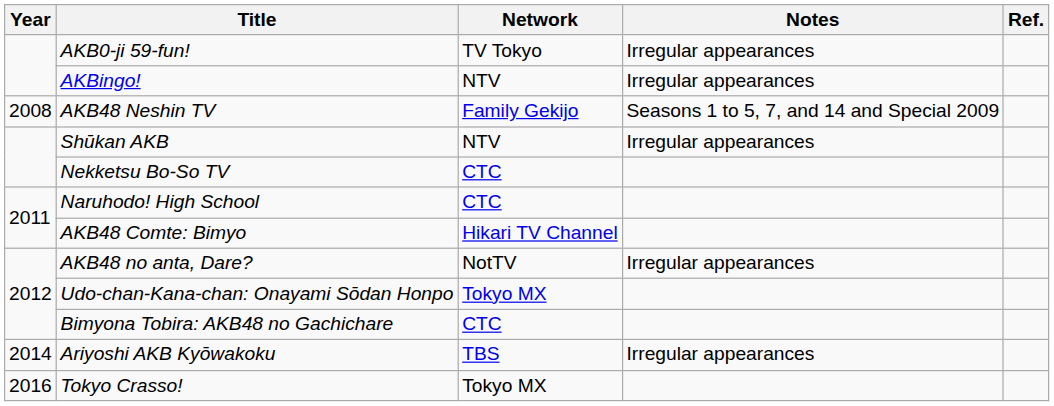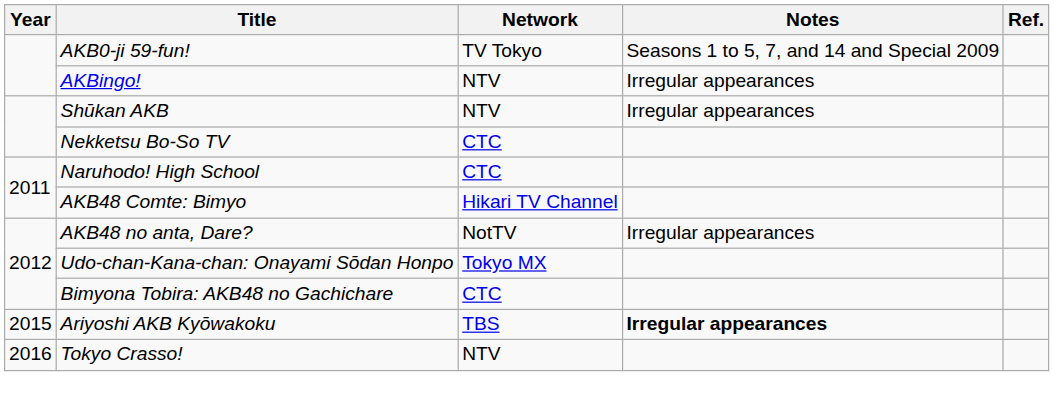(720, 50) Irregular appearances -> (813, 50) Seasons 1 to 5, 7, and 14 and Special 2009
- row: (138, 111)
(30, 354) 2014 -> (30, 324) 2015
(720, 354) normal -> (727, 324) bold
(504, 385) Tokyo MX -> (481, 354) NTV
